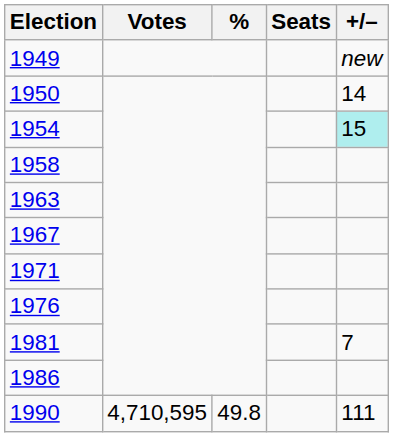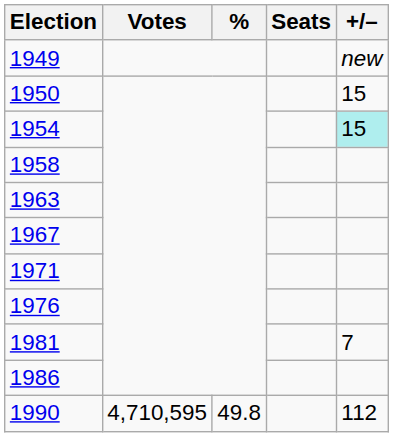(354, 93) 14 -> (354, 93) 15
(358, 413) 111 -> (359, 413) 112
